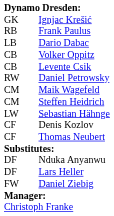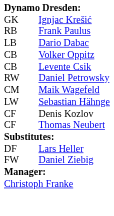- row: (71, 101)
- row: (72, 160)
